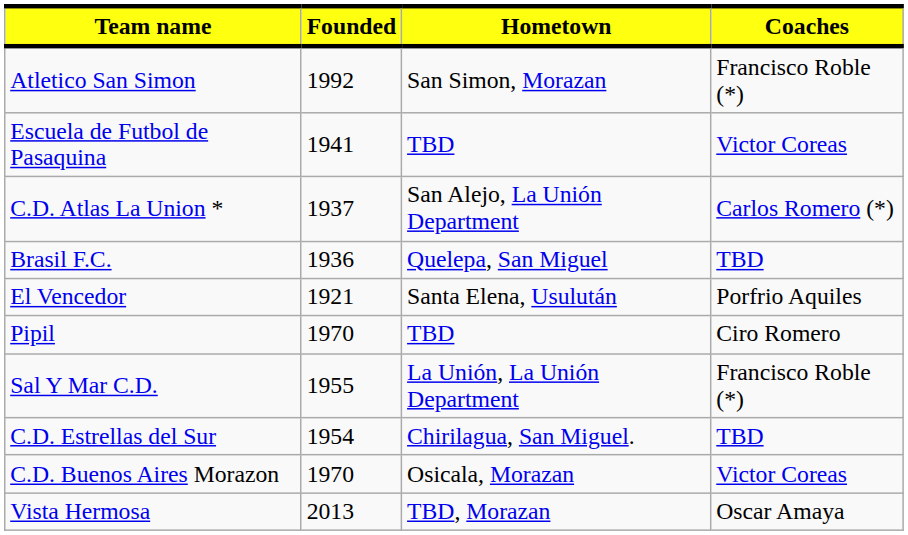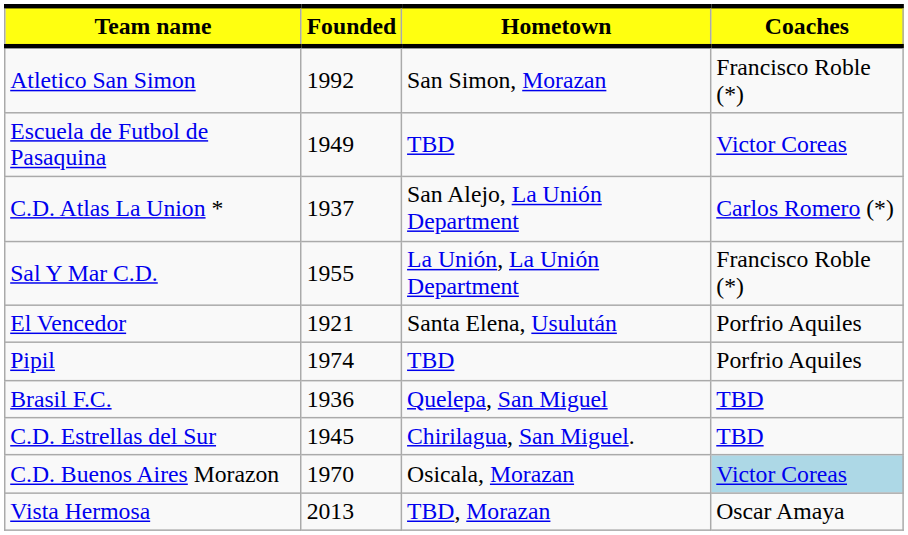(330, 144) 1941 -> (330, 144) 1949
rows swapped: (84, 385) <-> (61, 259)
(330, 334) 1970 -> (330, 361) 1974
(778, 334) Ciro Romero -> (789, 361) Porfrio Aquiles
(330, 436) 1954 -> (330, 436) 1945
(782, 473) no background -> (782, 473) lightblue background
